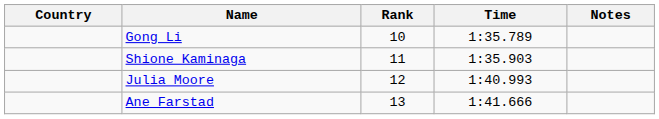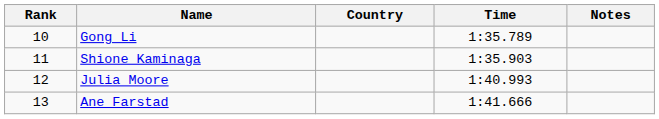columns swapped: (398, 15) <-> (63, 15)
